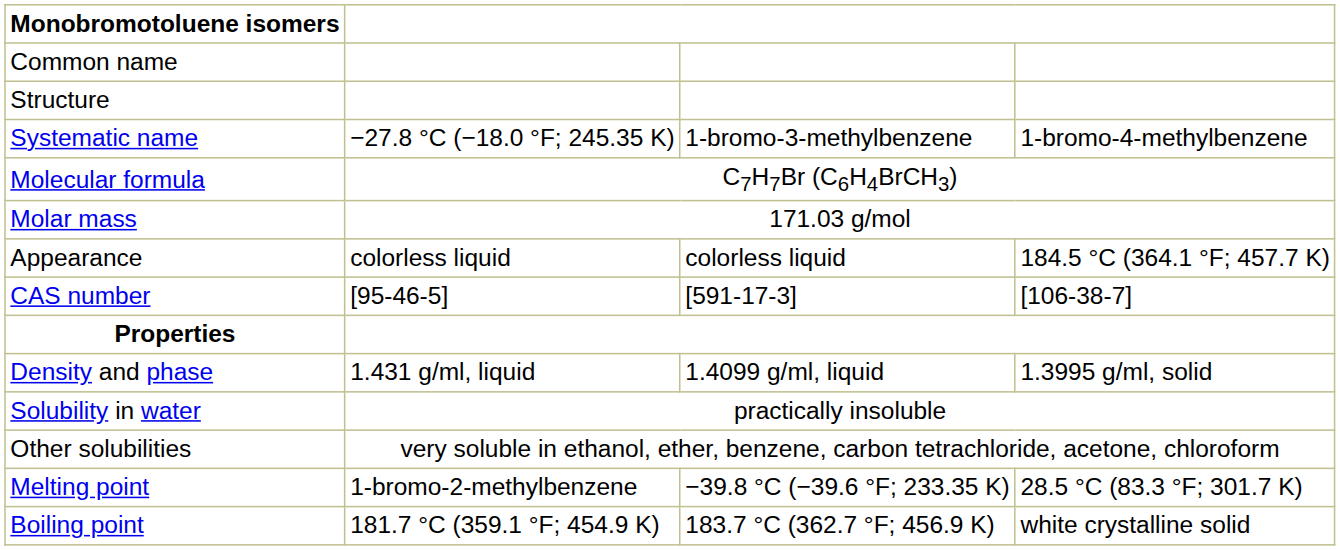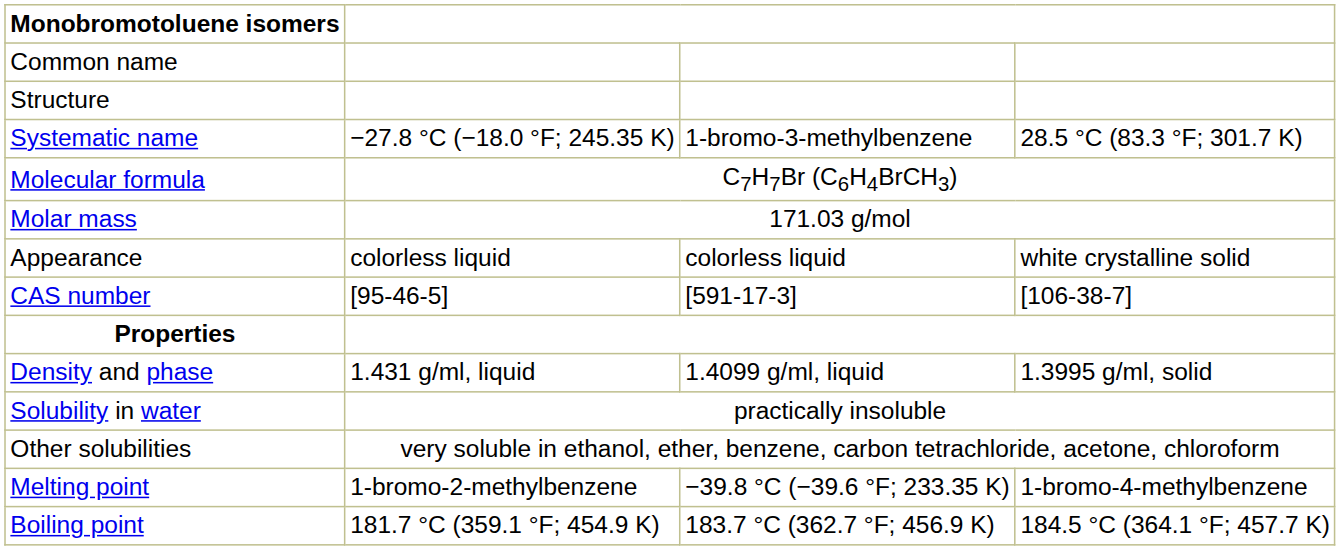(1164, 138) 1-bromo-4-methylbenzene -> (1162, 138) 28.5 °C (83.3 °F; 301.7 K)
(1175, 258) 184.5 °C (364.1 °F; 457.7 K) -> (1135, 258) white crystalline solid
(1162, 487) 28.5 °C (83.3 °F; 301.7 K) -> (1164, 487) 1-bromo-4-methylbenzene
(1135, 525) white crystalline solid -> (1175, 525) 184.5 °C (364.1 °F; 457.7 K)
